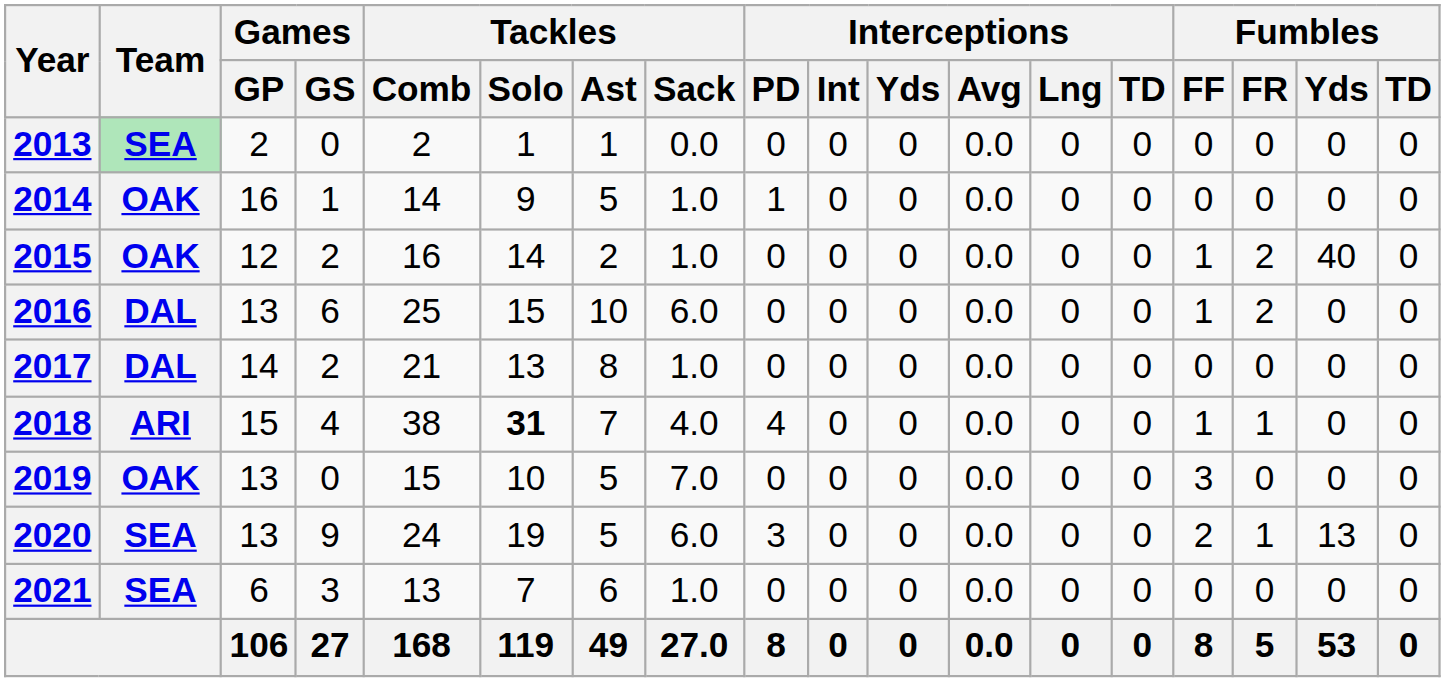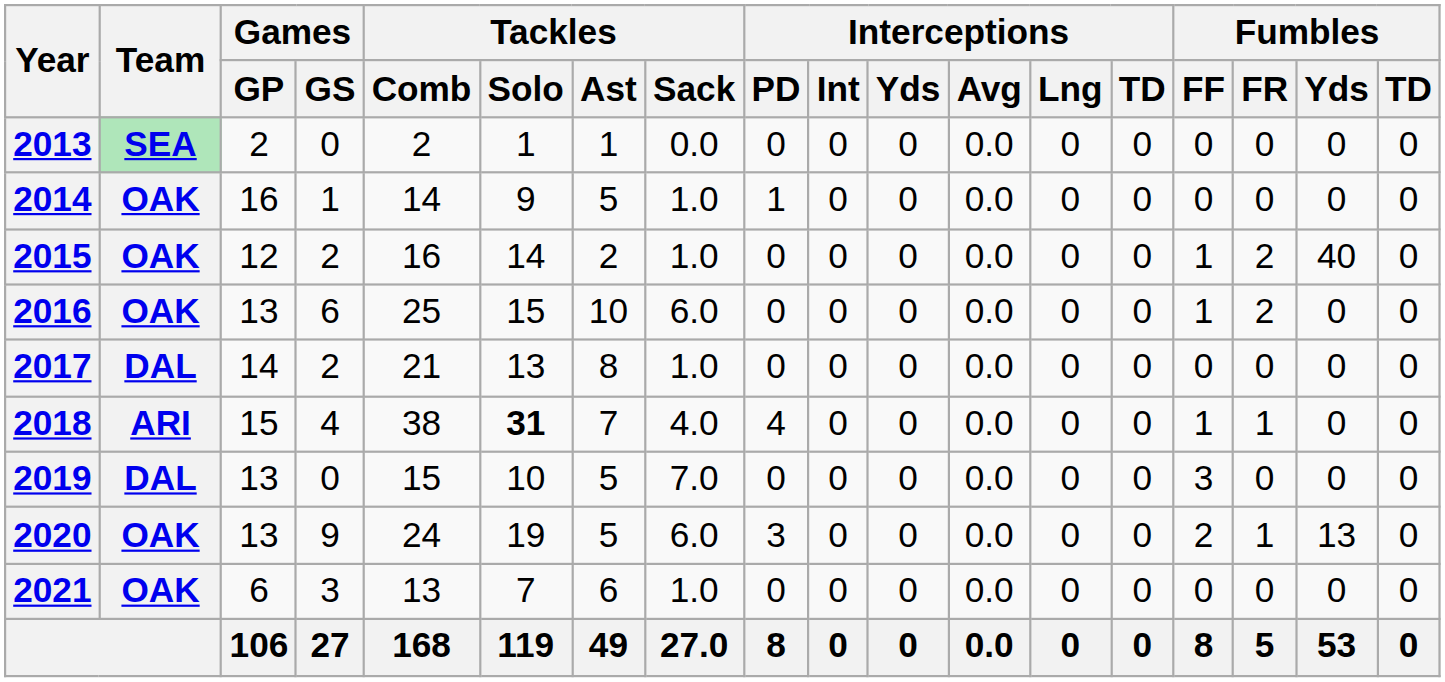(161, 311) DAL -> (161, 311) OAK
(161, 479) OAK -> (161, 479) DAL
(161, 534) SEA -> (161, 534) OAK
(161, 590) SEA -> (161, 590) OAK
